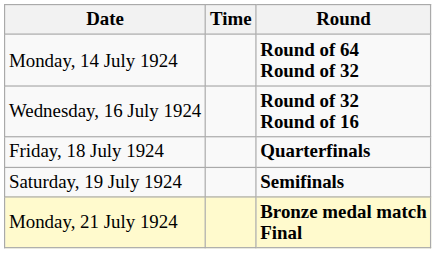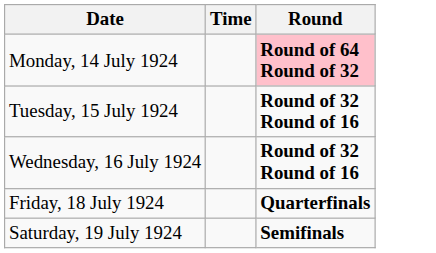(310, 60) no background -> (310, 60) pink background
+ row: (93, 111)
- row: (93, 222)
